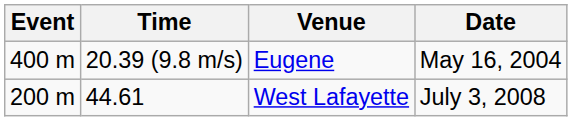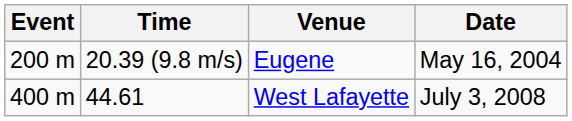(43, 60) 400 m -> (43, 60) 200 m
(43, 97) 200 m -> (43, 97) 400 m
